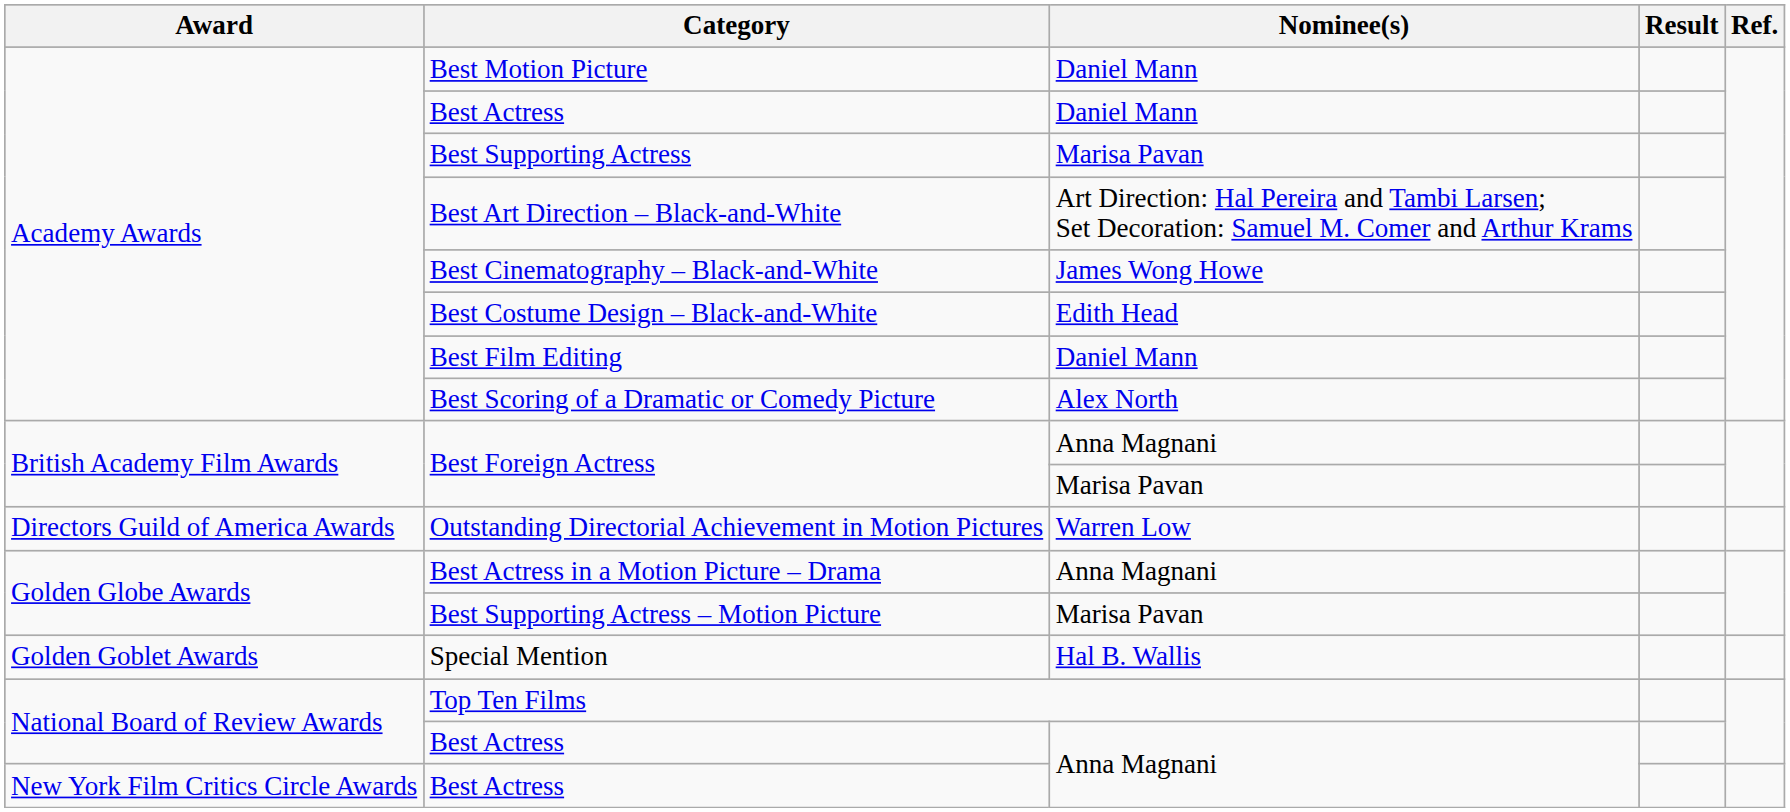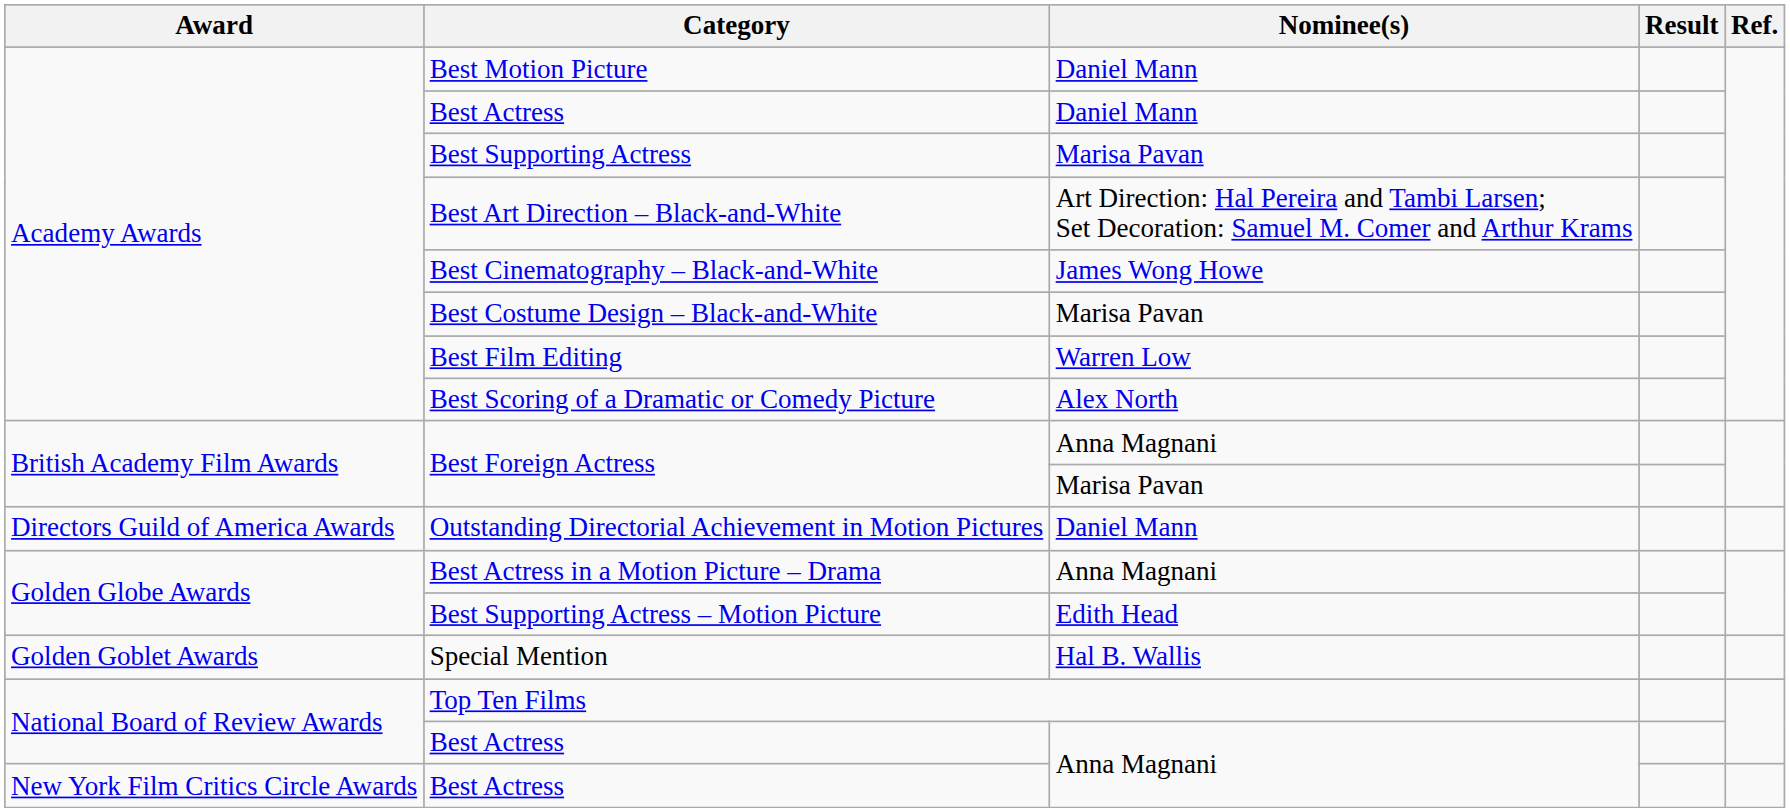(1117, 313) Edith Head -> (1130, 313) Marisa Pavan
(1127, 356) Daniel Mann -> (1123, 356) Warren Low
(1123, 528) Warren Low -> (1127, 528) Daniel Mann
(1130, 613) Marisa Pavan -> (1117, 613) Edith Head
